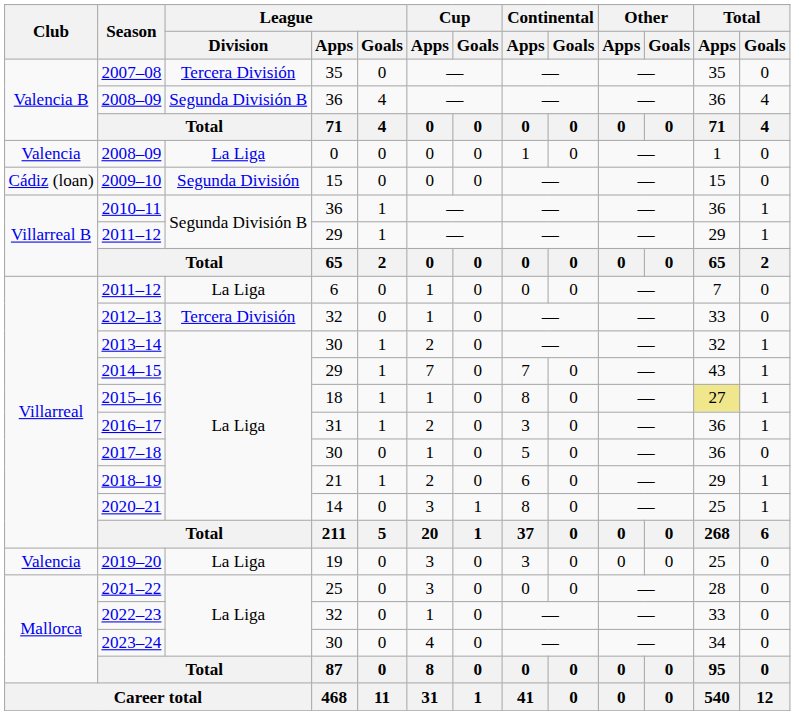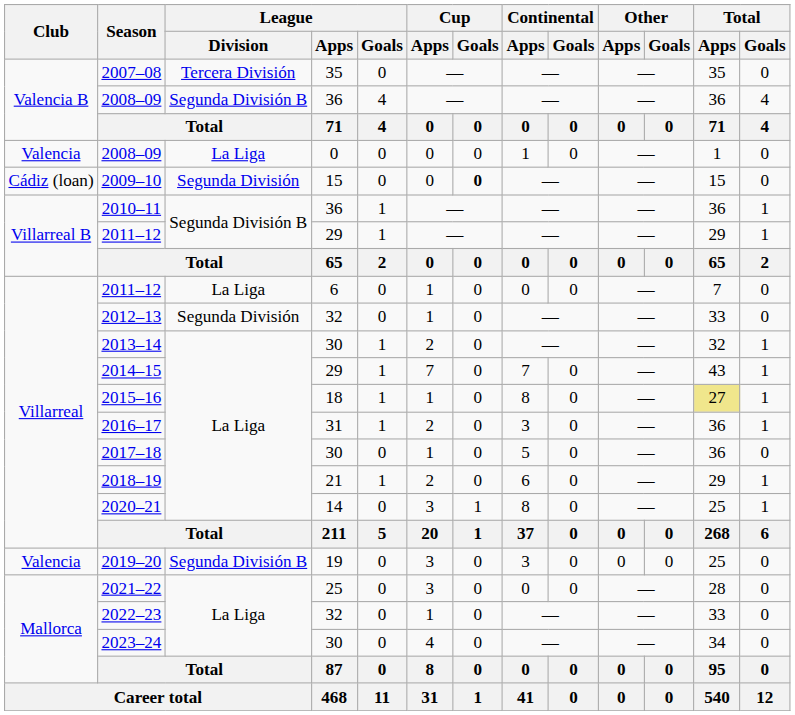(478, 180) normal -> (478, 180) bold
(238, 316) Tercera División -> (238, 316) Segunda División
(238, 561) La Liga -> (238, 561) Segunda División B
